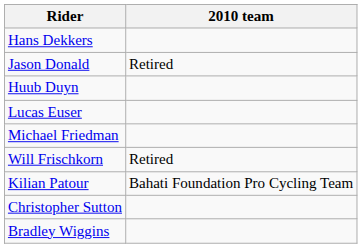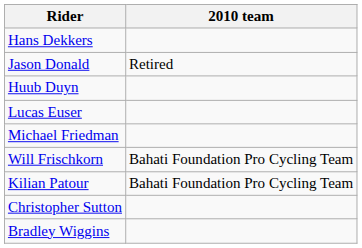(151, 159) Retired -> (241, 159) Bahati Foundation Pro Cycling Team
